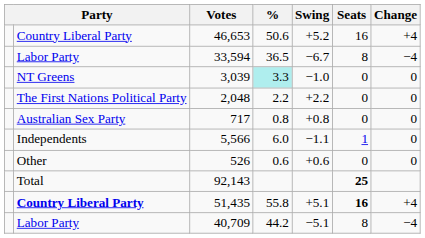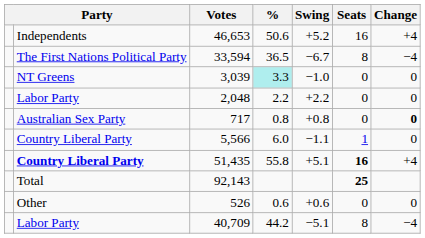(74, 35) Country Liberal Party -> (52, 35) Independents
(48, 56) Labor Party -> (102, 56) The First Nations Political Party
(102, 98) The First Nations Political Party -> (48, 98) Labor Party
(414, 118) normal -> (414, 118) bold
(52, 139) Independents -> (74, 139) Country Liberal Party
rows swapped: (240, 160) <-> (232, 202)
